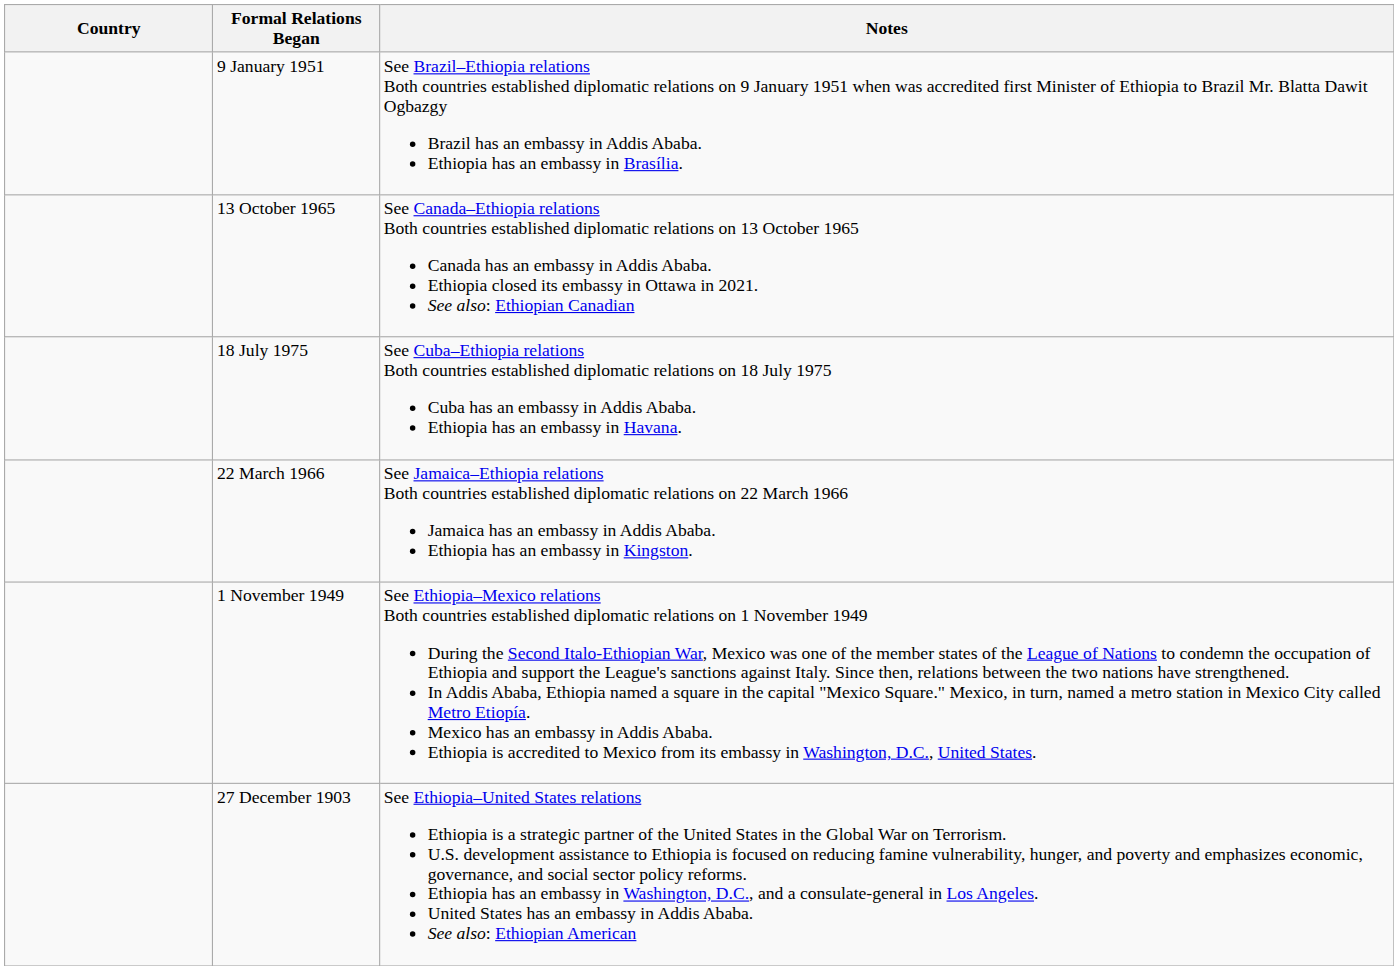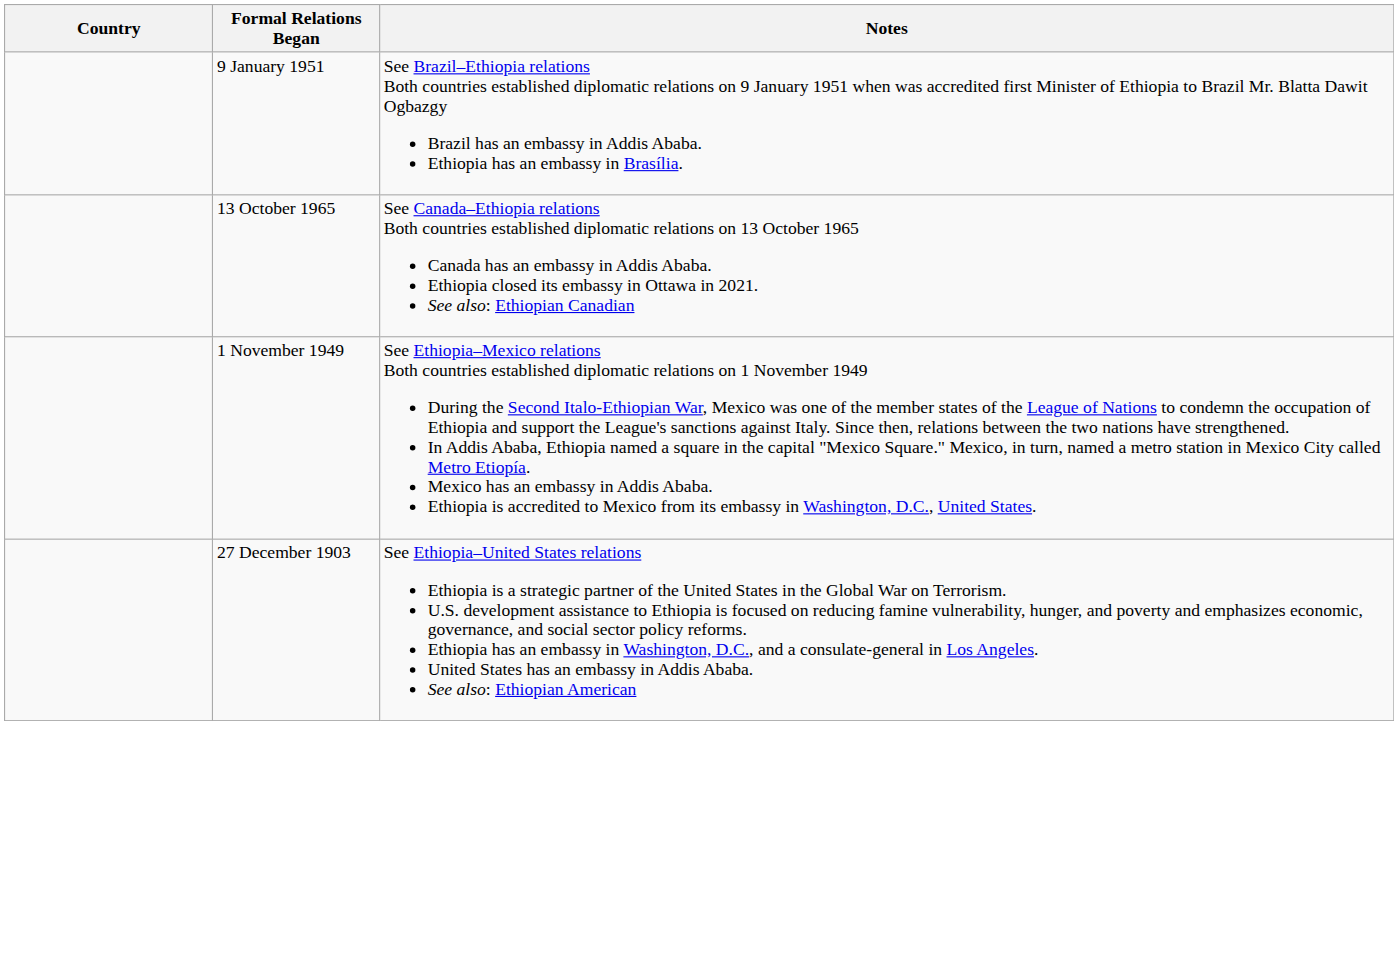- row: (262, 350)
- row: (271, 473)
